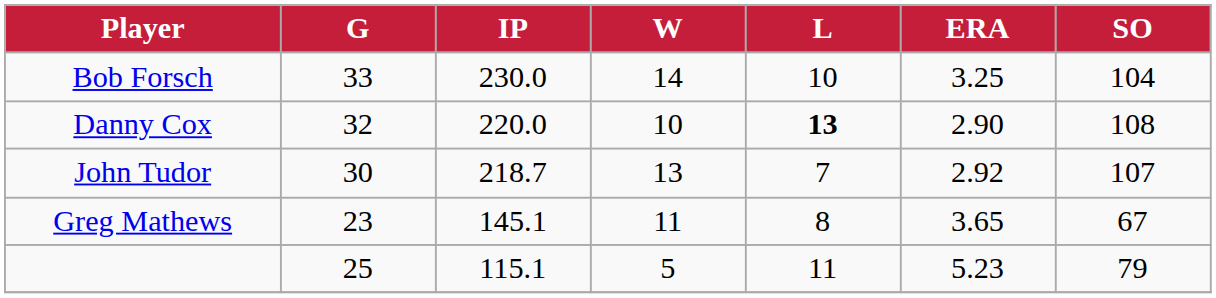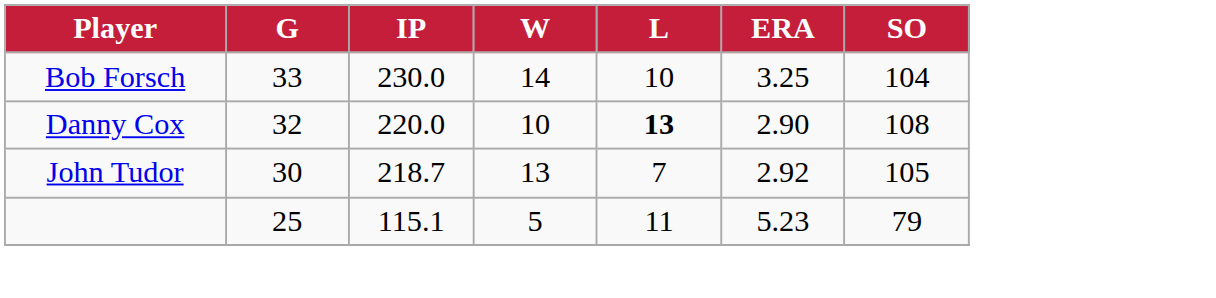(1132, 172) 107 -> (907, 172) 105
- row: (143, 220)
